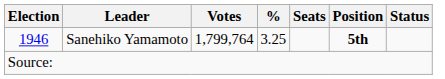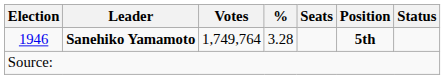(127, 39) normal -> (131, 39) bold
(224, 39) 1,799,764 -> (231, 39) 1,749,764
(273, 39) 3.25 -> (281, 39) 3.28
